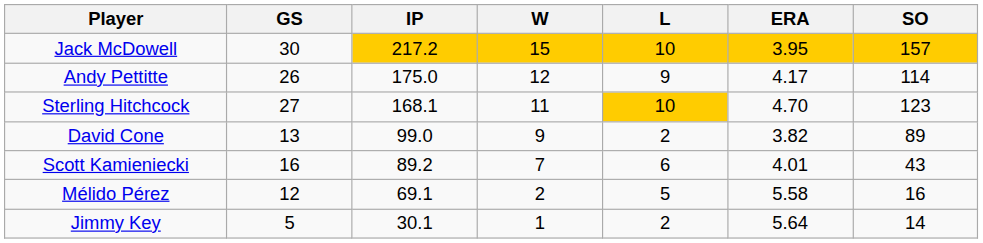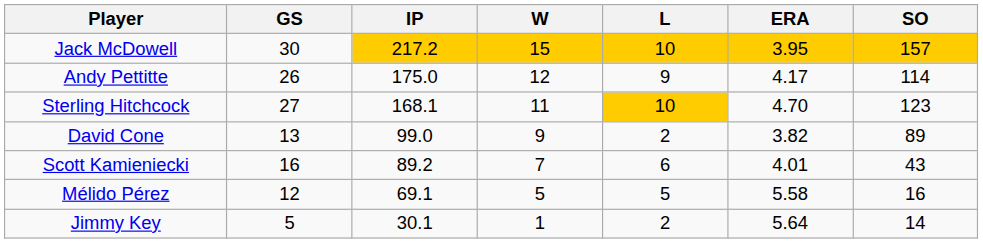(540, 194) 2 -> (540, 194) 5
